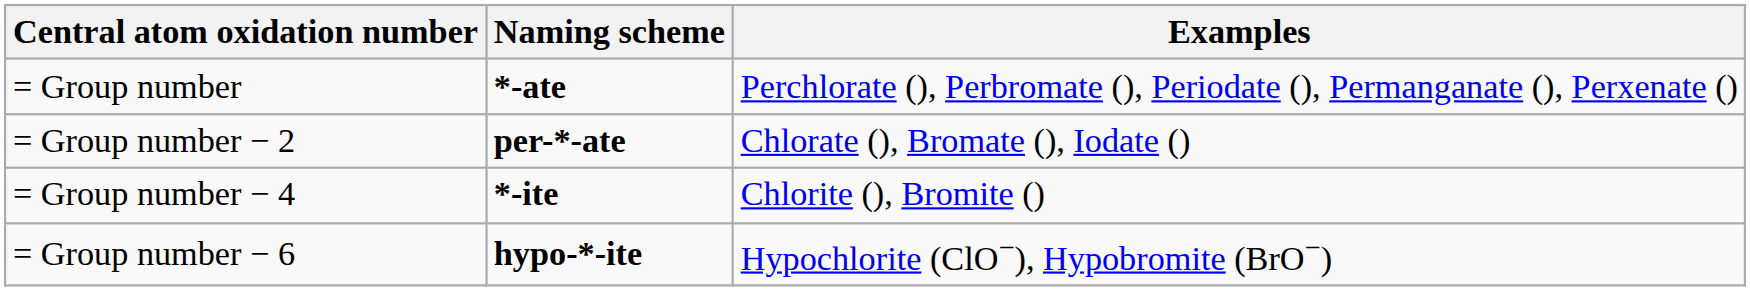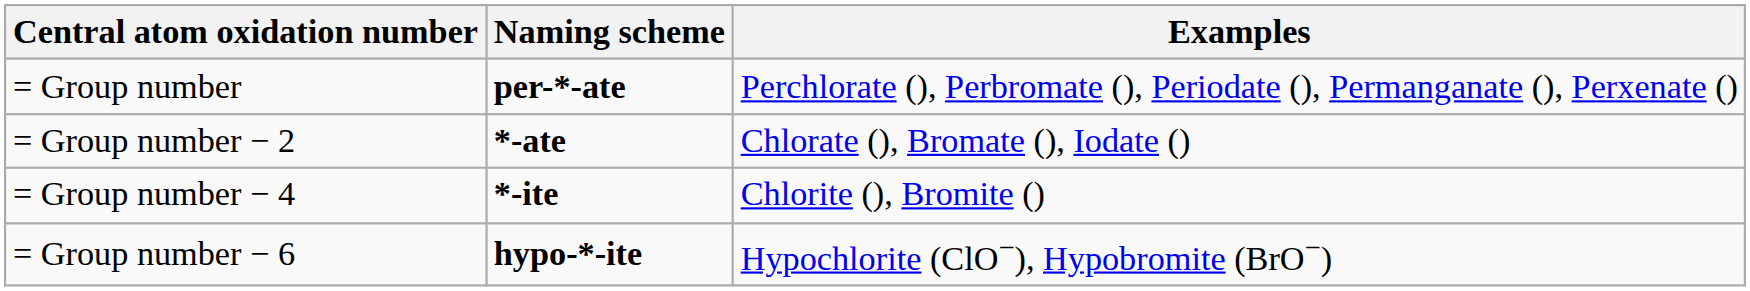(530, 85) *-ate -> (560, 85) per-*-ate
(560, 140) per-*-ate -> (530, 140) *-ate
